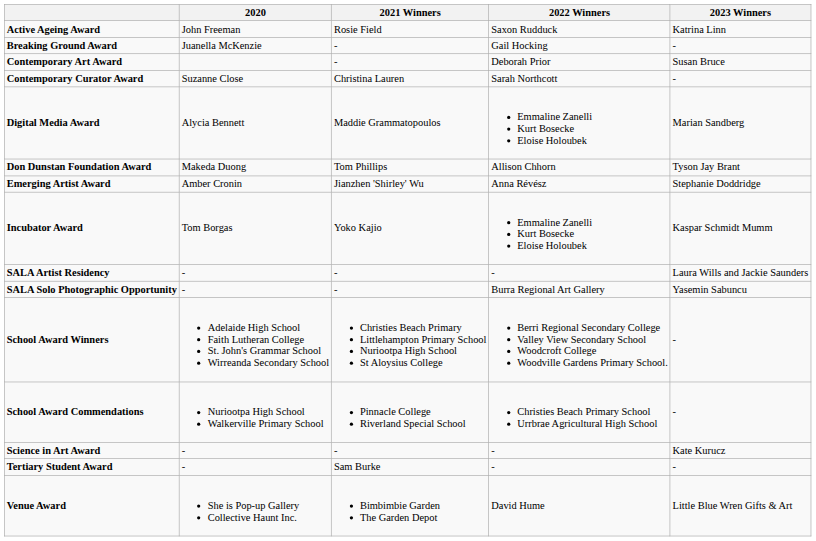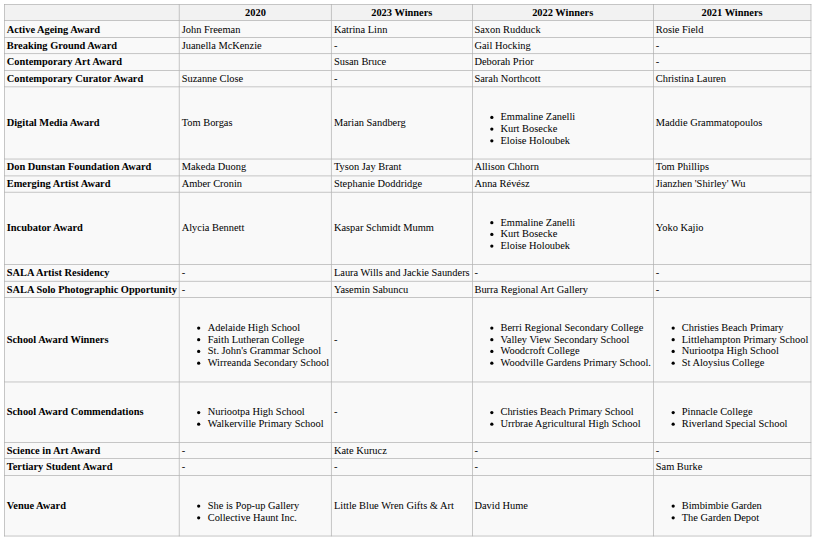columns swapped: (410, 12) <-> (740, 12)
(213, 123) Alycia Bennett -> (207, 123) Tom Borgas
(207, 228) Tom Borgas -> (213, 228) Alycia Bennett
